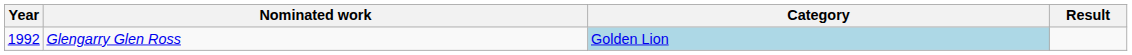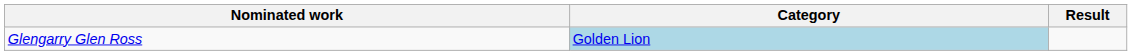- column: (24, 15)
